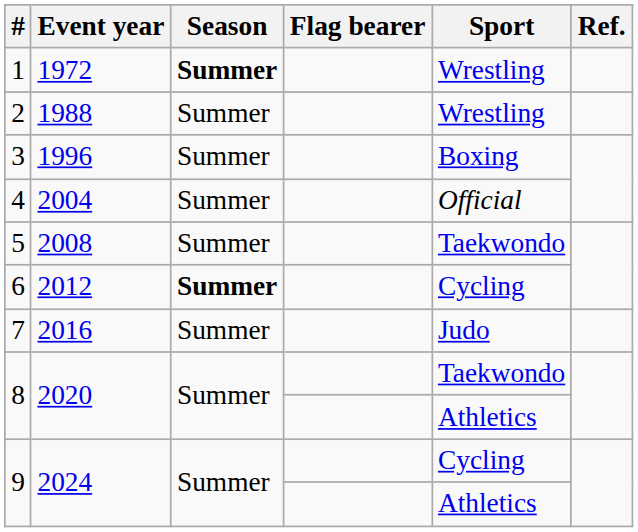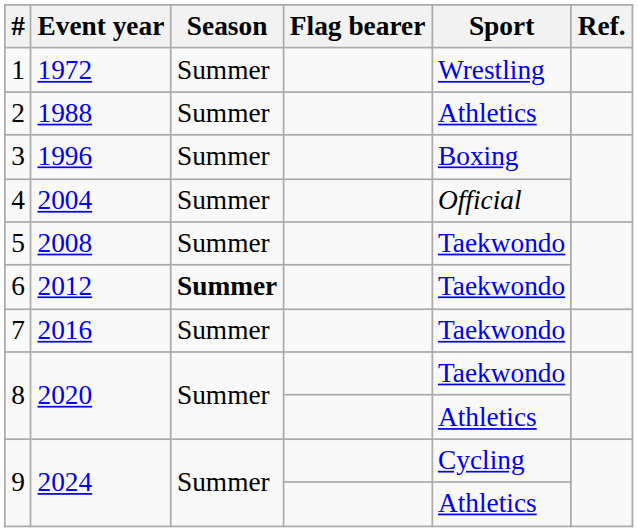(227, 69) bold -> (223, 69) normal
(491, 112) Wrestling -> (487, 112) Athletics
(481, 286) Cycling -> (502, 286) Taekwondo
(464, 329) Judo -> (502, 329) Taekwondo
